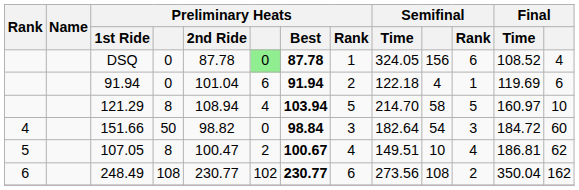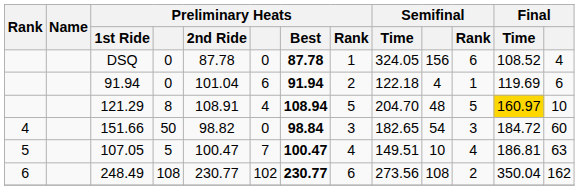(265, 60) lightgreen background -> (265, 60) no background
(217, 106) 108.94 -> (217, 106) 108.91
(306, 106) 103.94 -> (306, 106) 108.94
(397, 106) 214.70 -> (397, 106) 204.70
(437, 106) 58 -> (437, 106) 48
(519, 106) no background -> (519, 106) gold background
(397, 128) 182.64 -> (397, 128) 182.65
(168, 151) 8 -> (168, 151) 5
(265, 151) 2 -> (265, 151) 7
(306, 151) 100.67 -> (306, 151) 100.47
(559, 151) 62 -> (559, 151) 63
